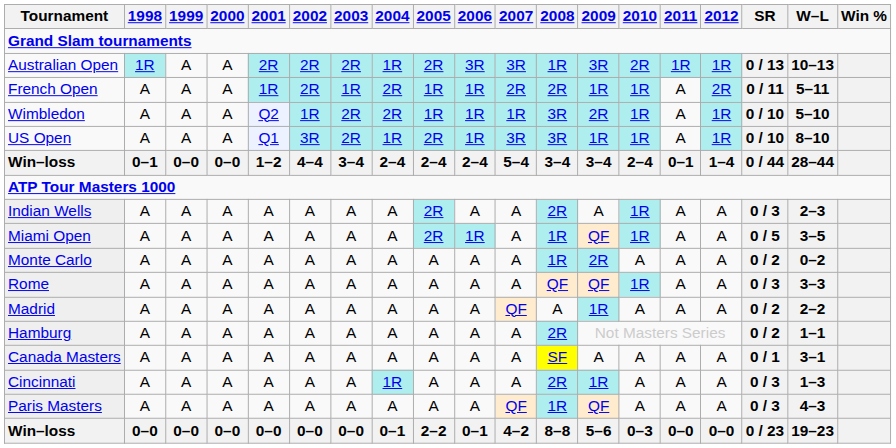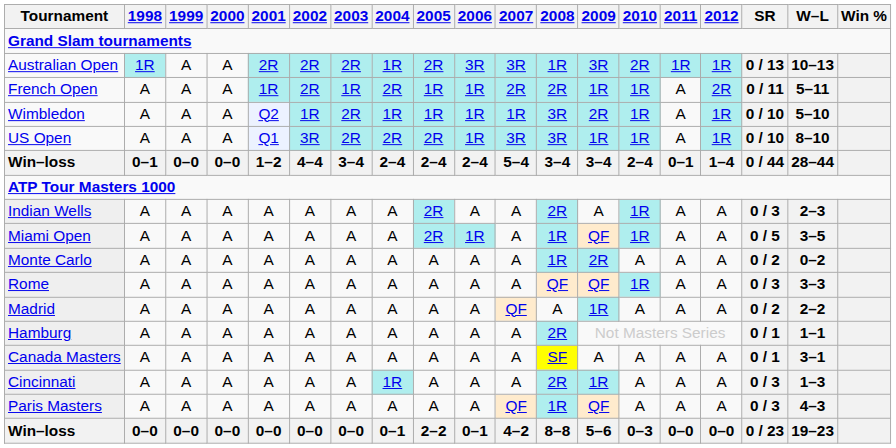(392, 114) 2R -> (392, 114) 1R
(392, 138) 1R -> (392, 138) 2R
(765, 333) 0 / 2 -> (765, 333) 0 / 1
